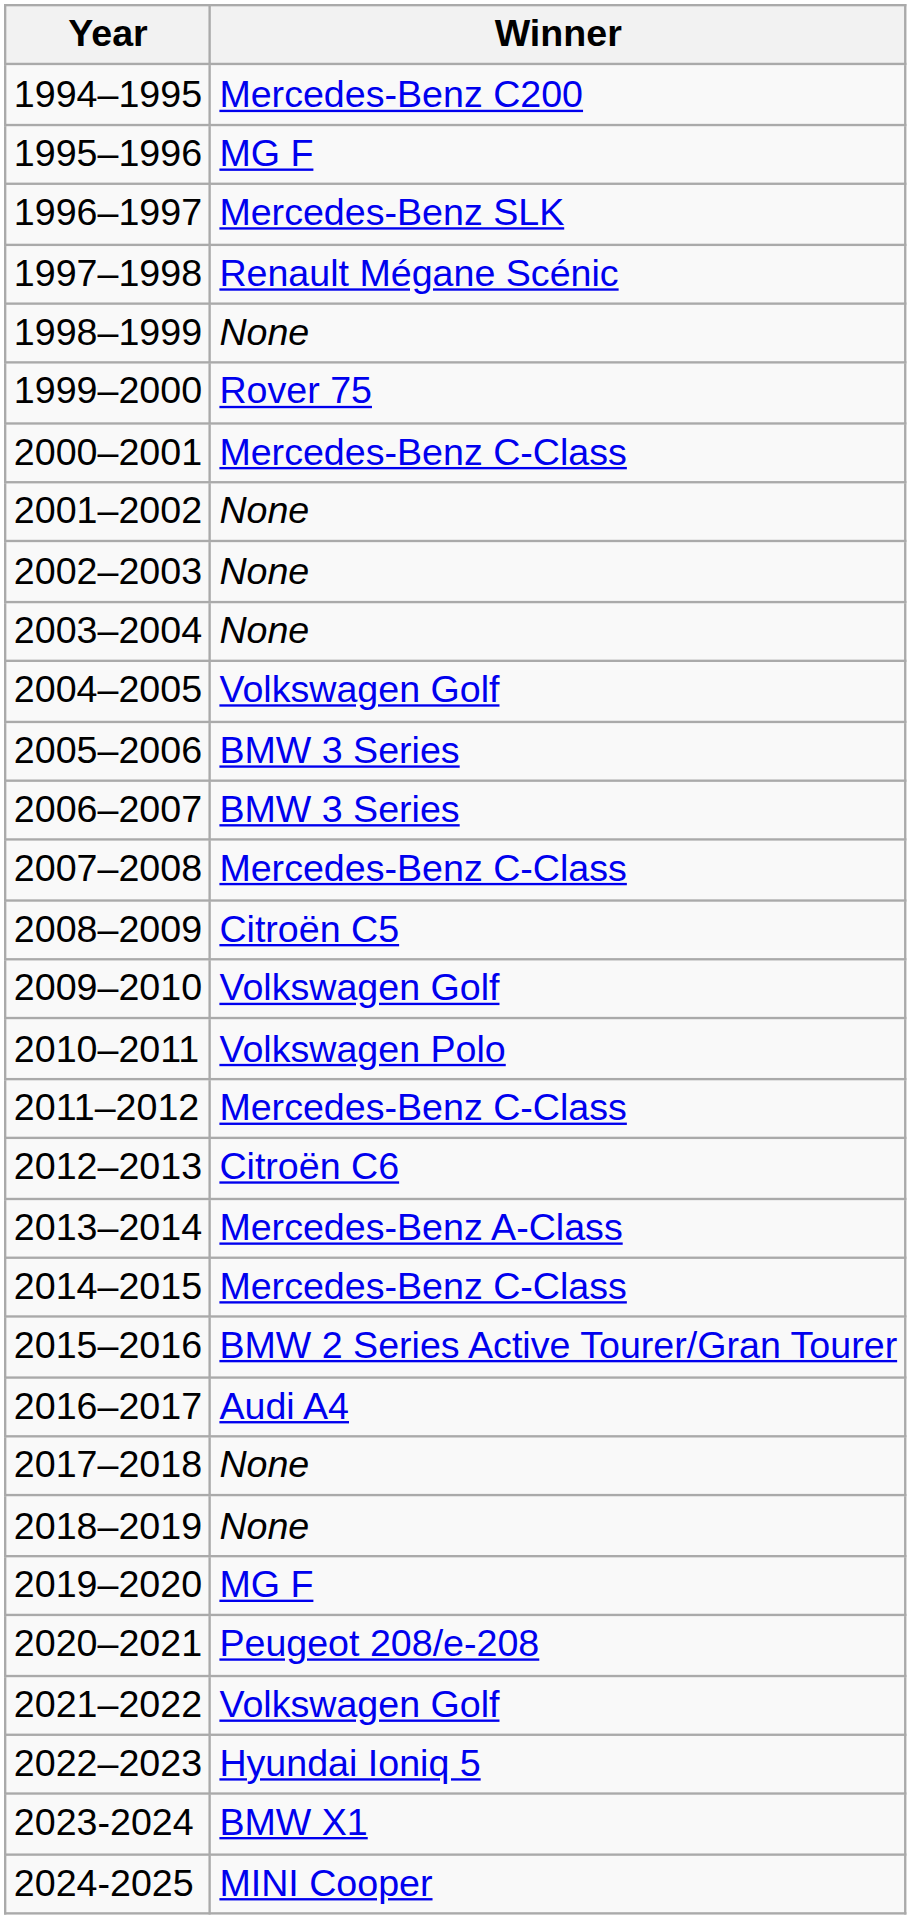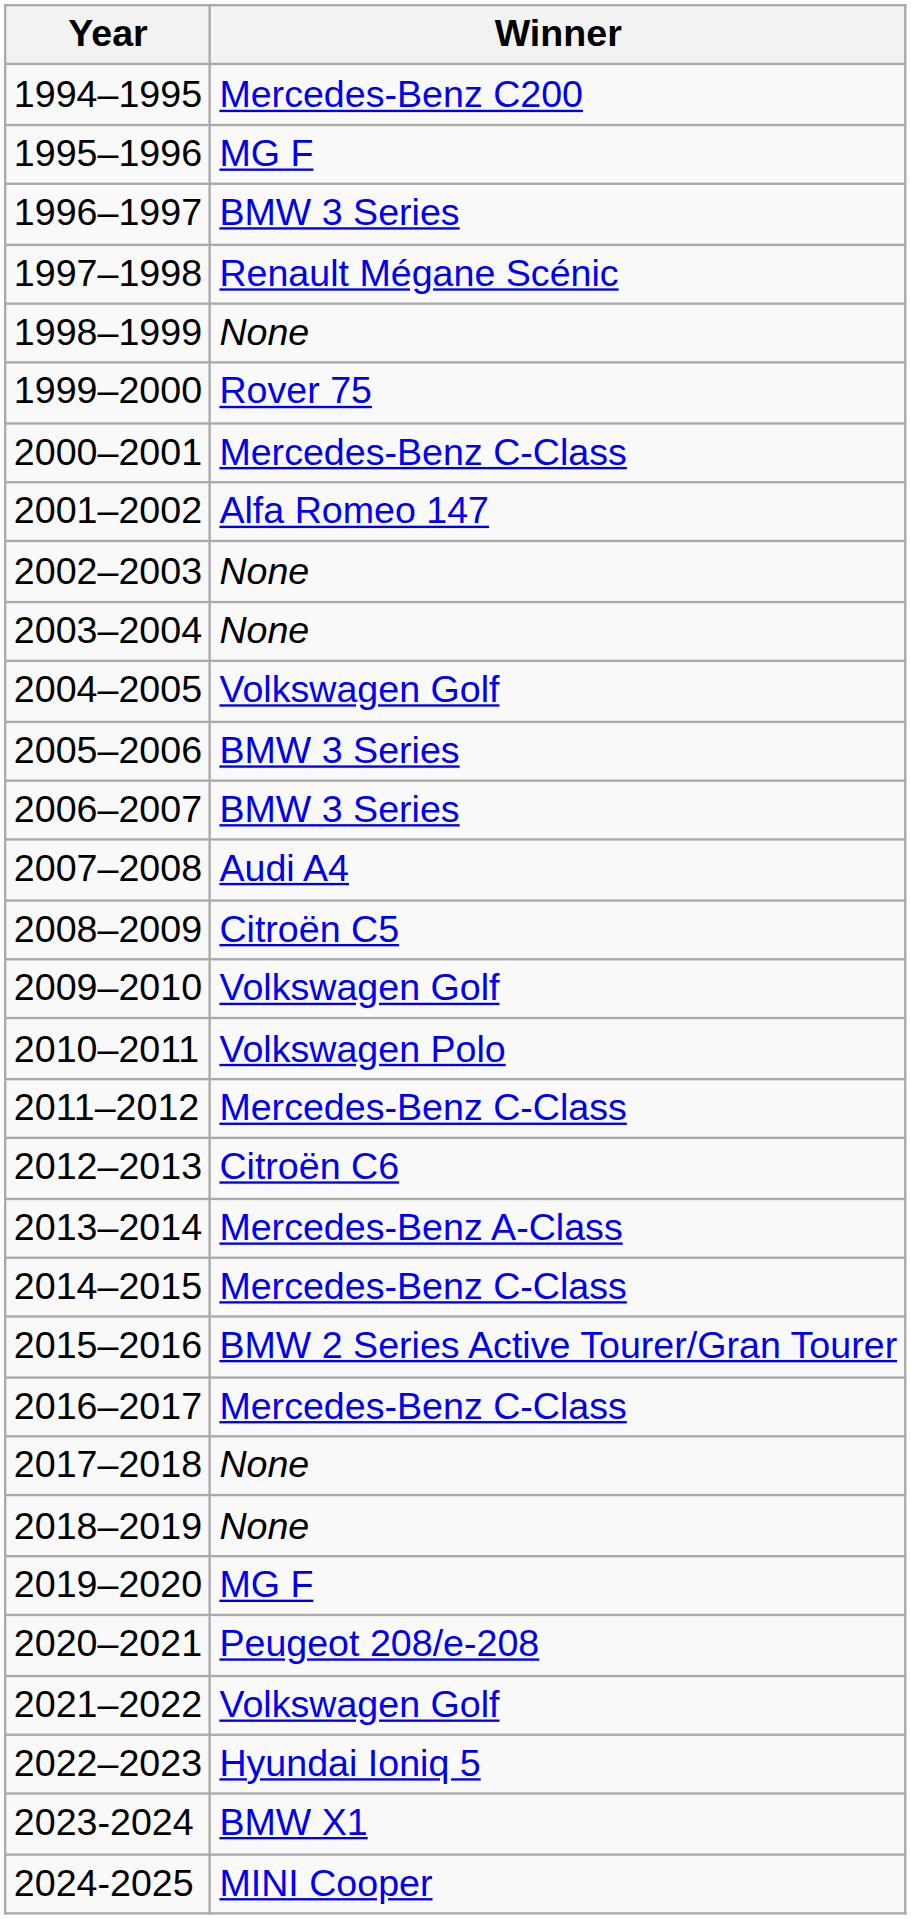(392, 213) Mercedes-Benz SLK -> (340, 213) BMW 3 Series
(264, 511) None -> (354, 511) Alfa Romeo 147
(423, 869) Mercedes-Benz C-Class -> (284, 869) Audi A4
(284, 1405) Audi A4 -> (423, 1405) Mercedes-Benz C-Class
